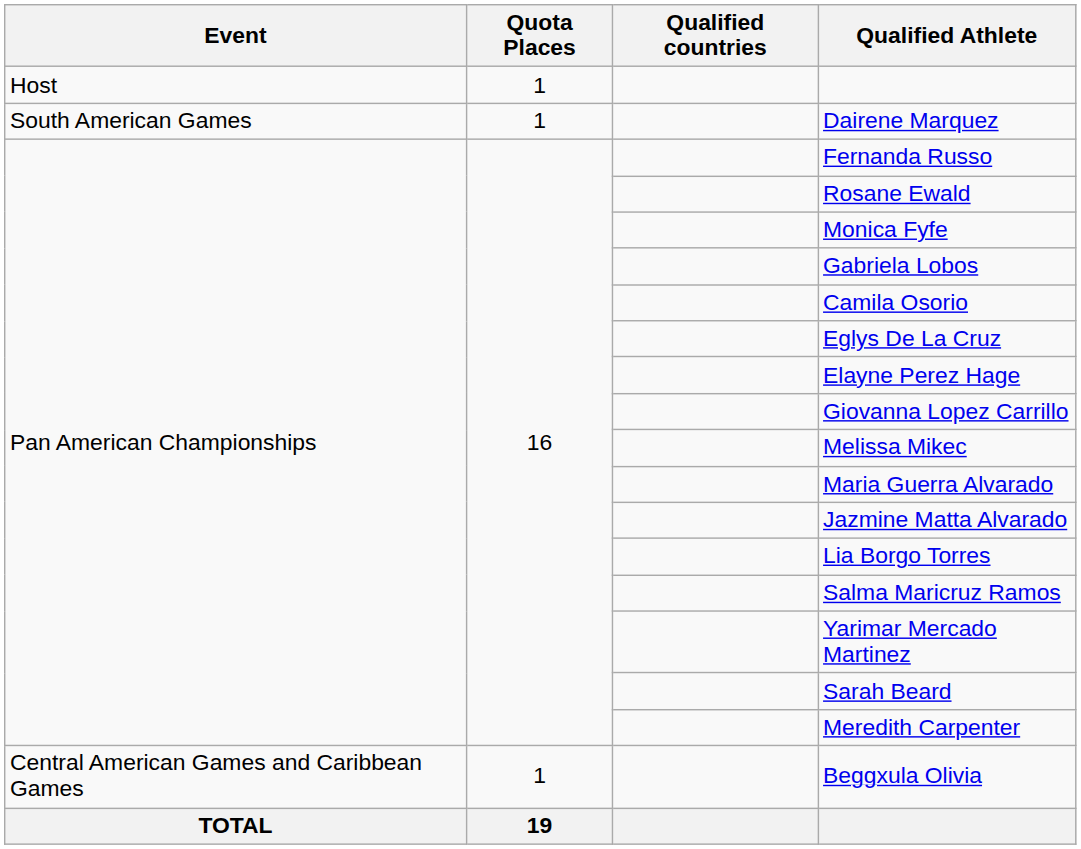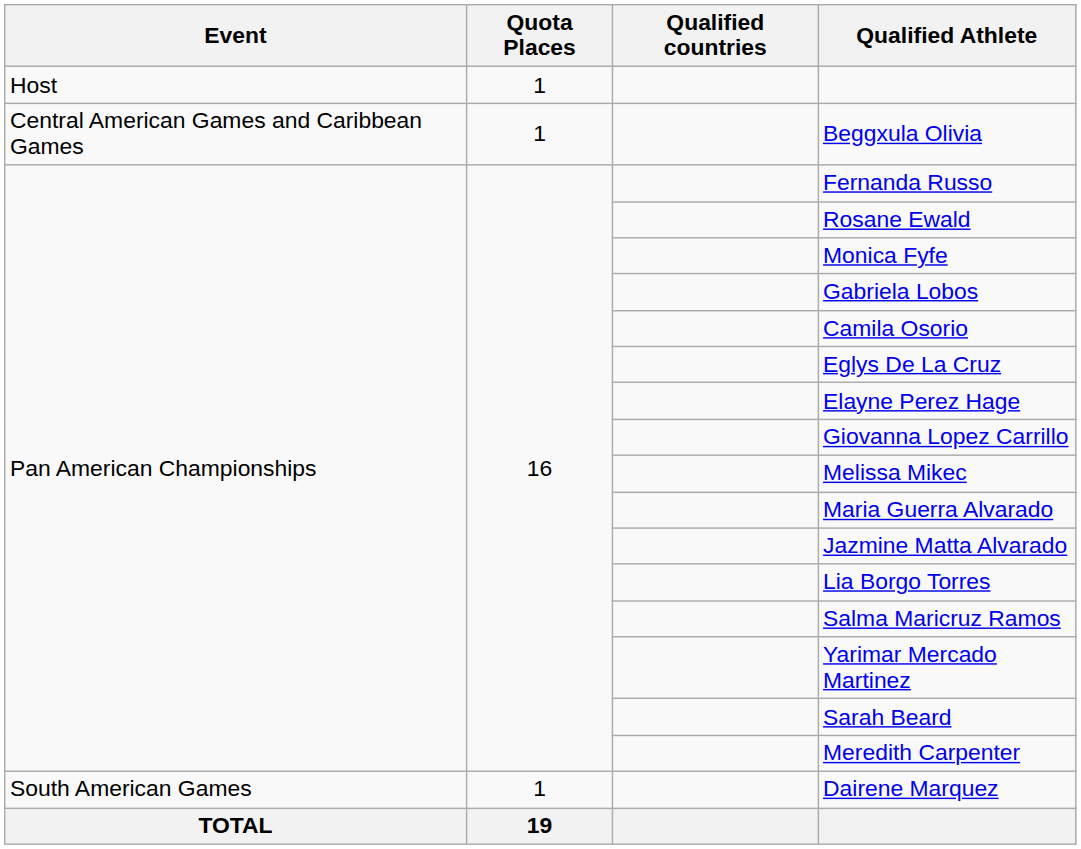rows swapped: (131, 120) <-> (216, 776)
